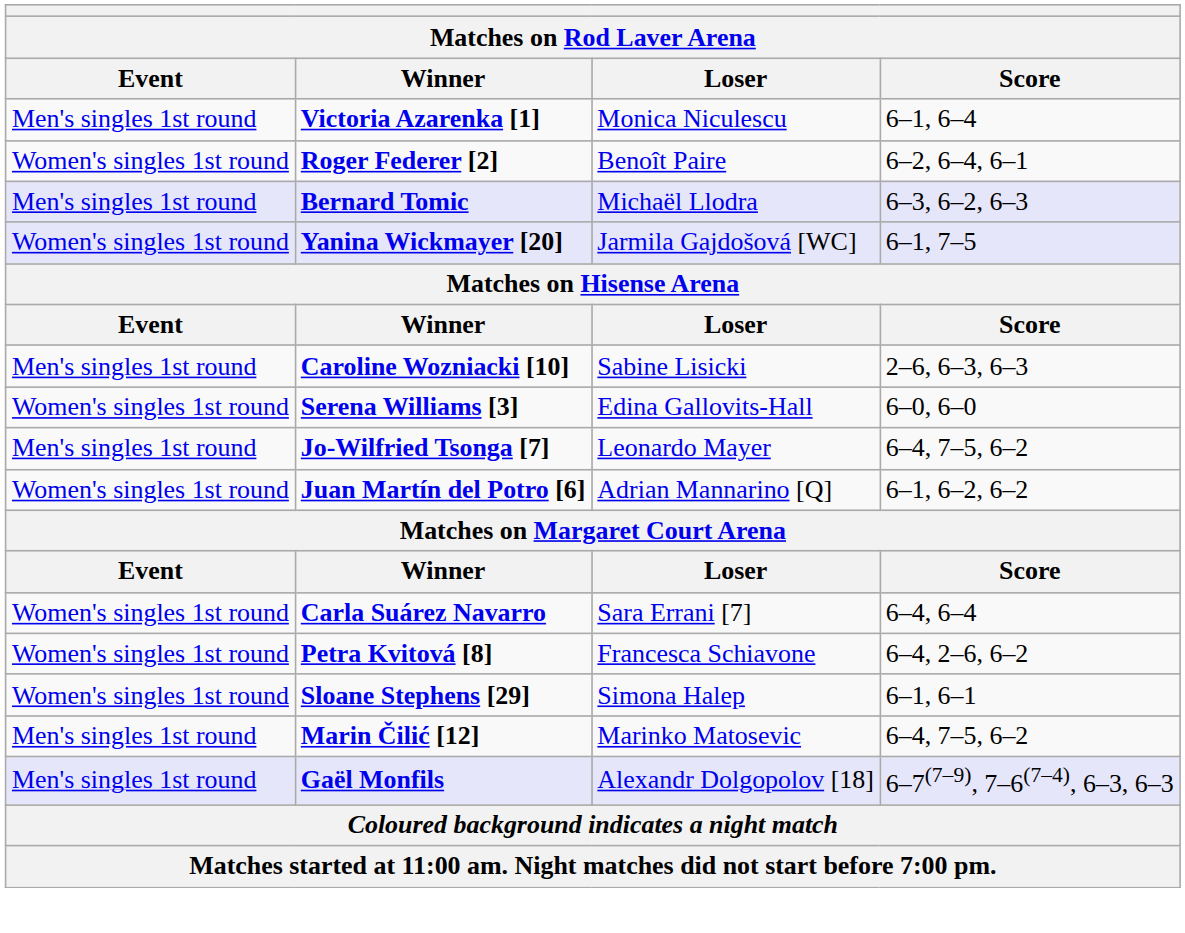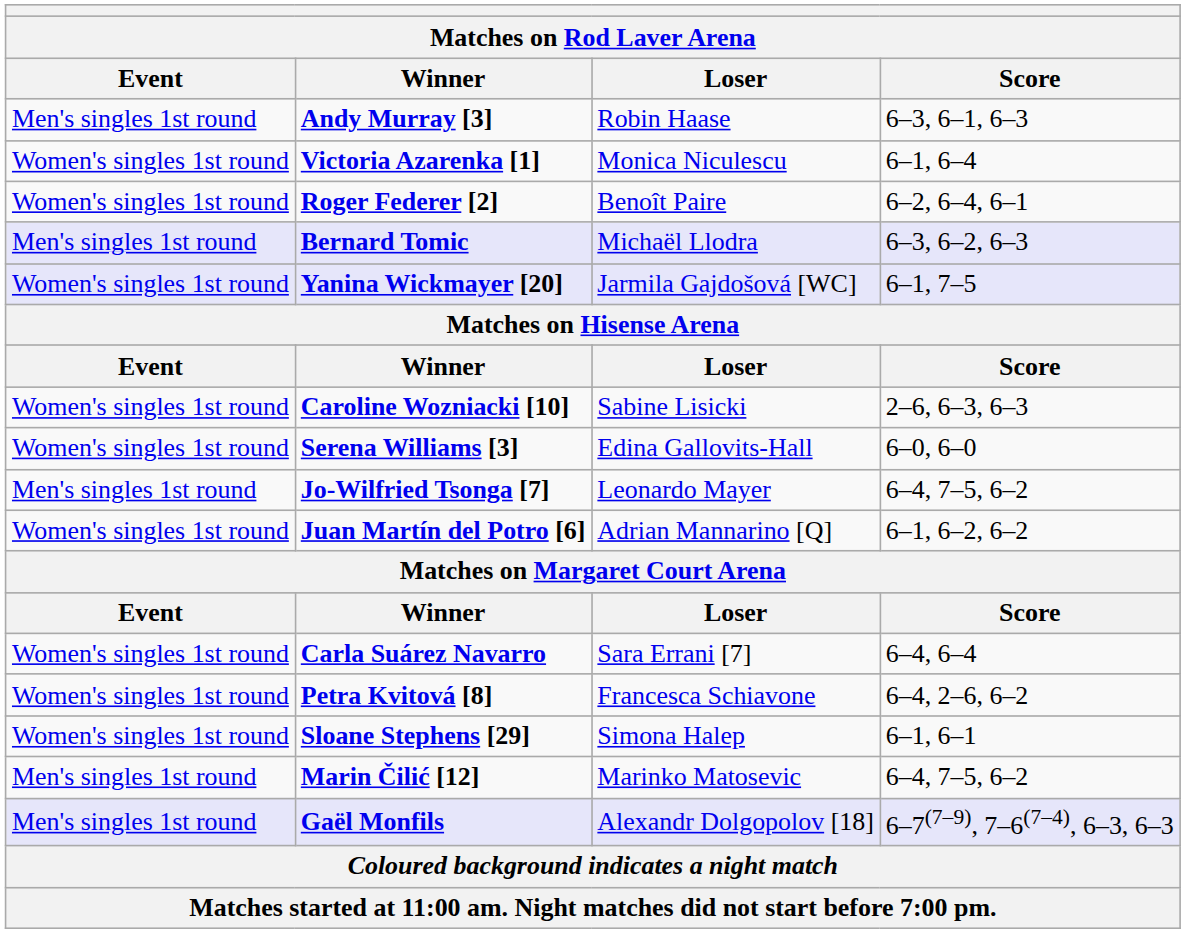+ row: (397, 119)
(134, 119) Men's singles 1st round -> (150, 160) Women's singles 1st round
(134, 365) Men's singles 1st round -> (150, 406) Women's singles 1st round
